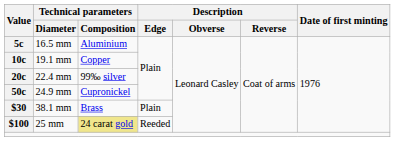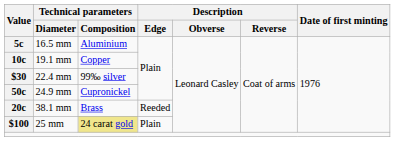(19, 76) 20c -> (19, 76) $30
(19, 108) $30 -> (19, 108) 20c
(150, 108) Plain -> (155, 108) Reeded
(155, 124) Reeded -> (150, 124) Plain
